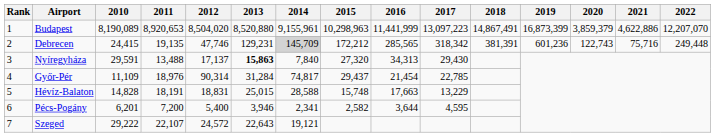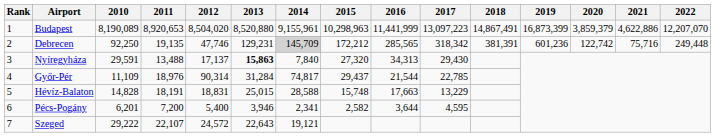(125, 44) 24,415 -> (125, 44) 92,250
(597, 44) 122,743 -> (597, 44) 122,742
(404, 76) 21,454 -> (404, 76) 21,544
